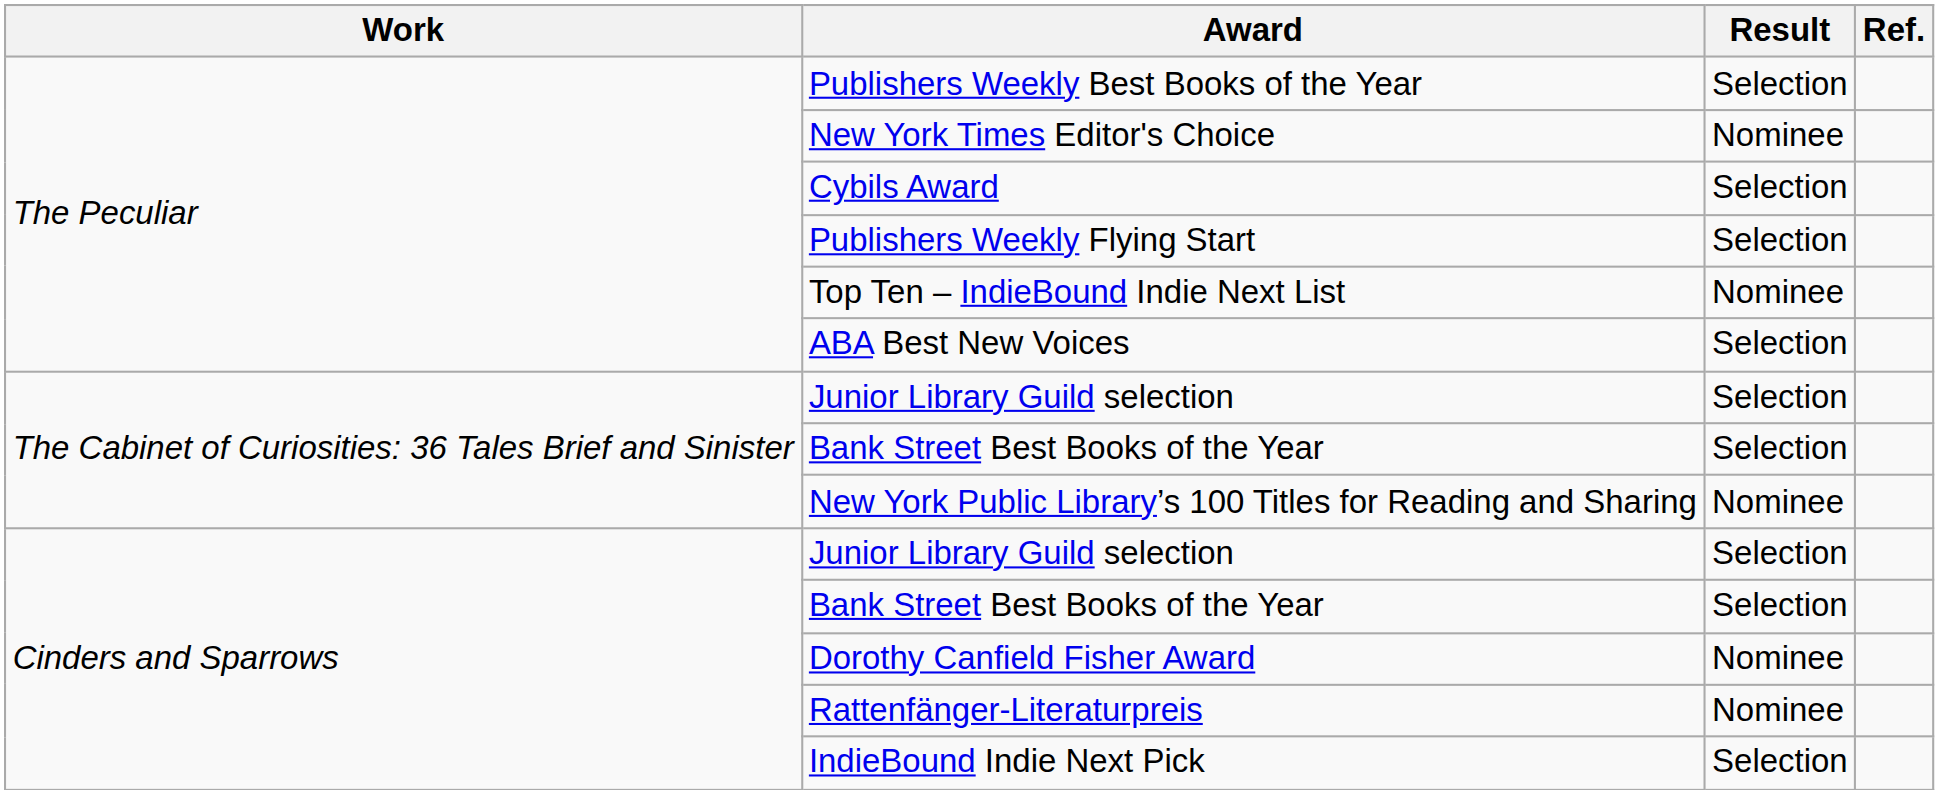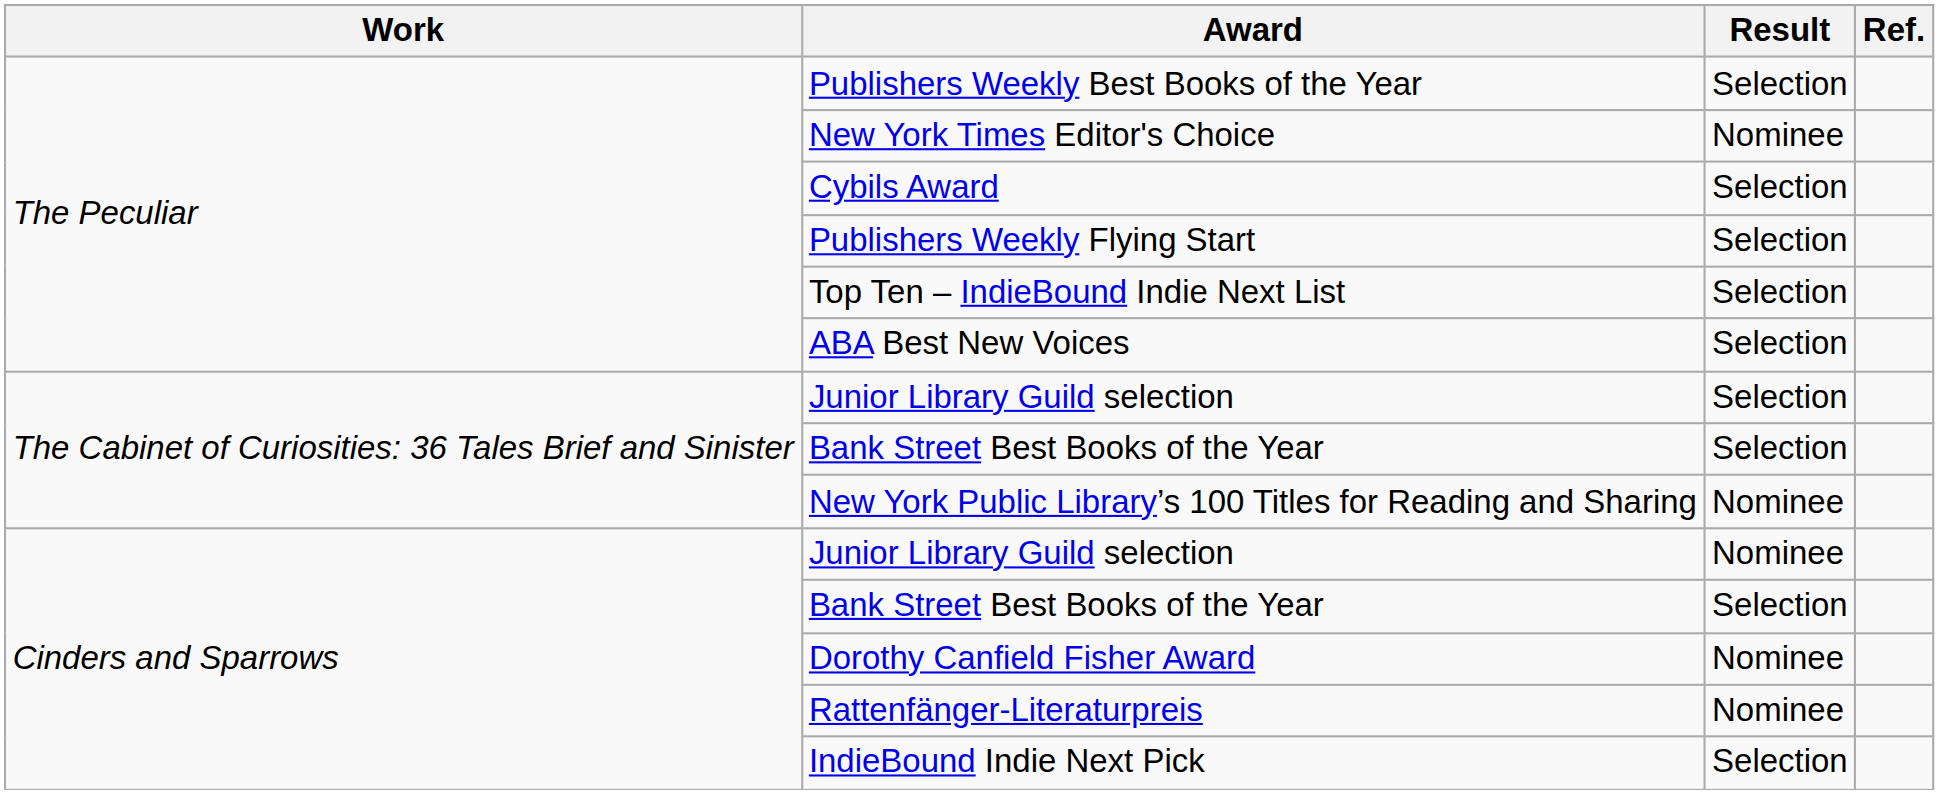(1778, 291) Nominee -> (1780, 291) Selection
(1780, 553) Selection -> (1778, 553) Nominee
